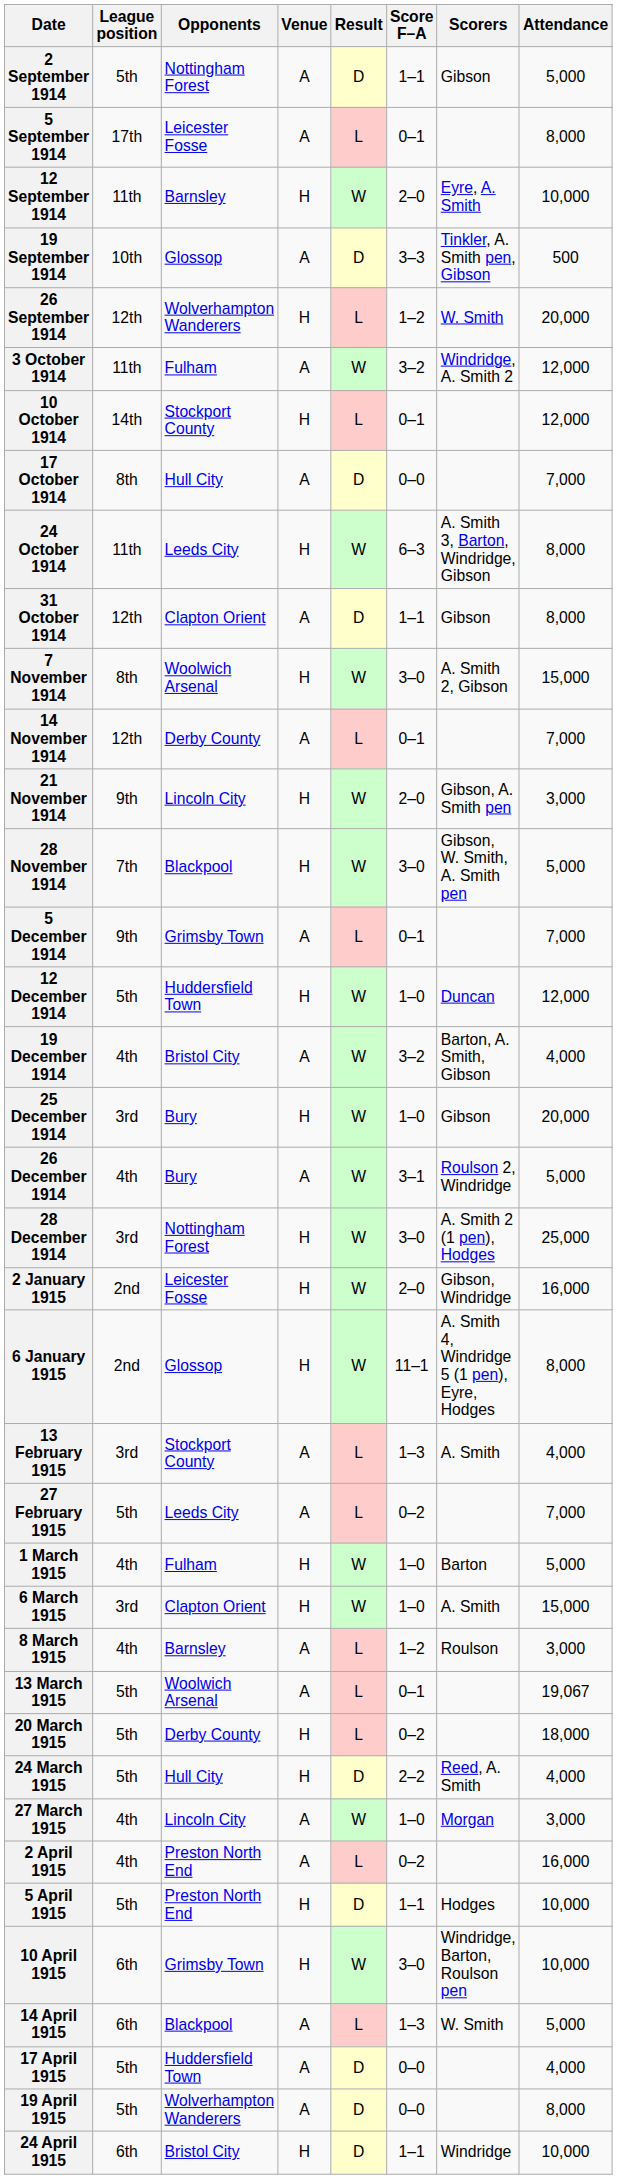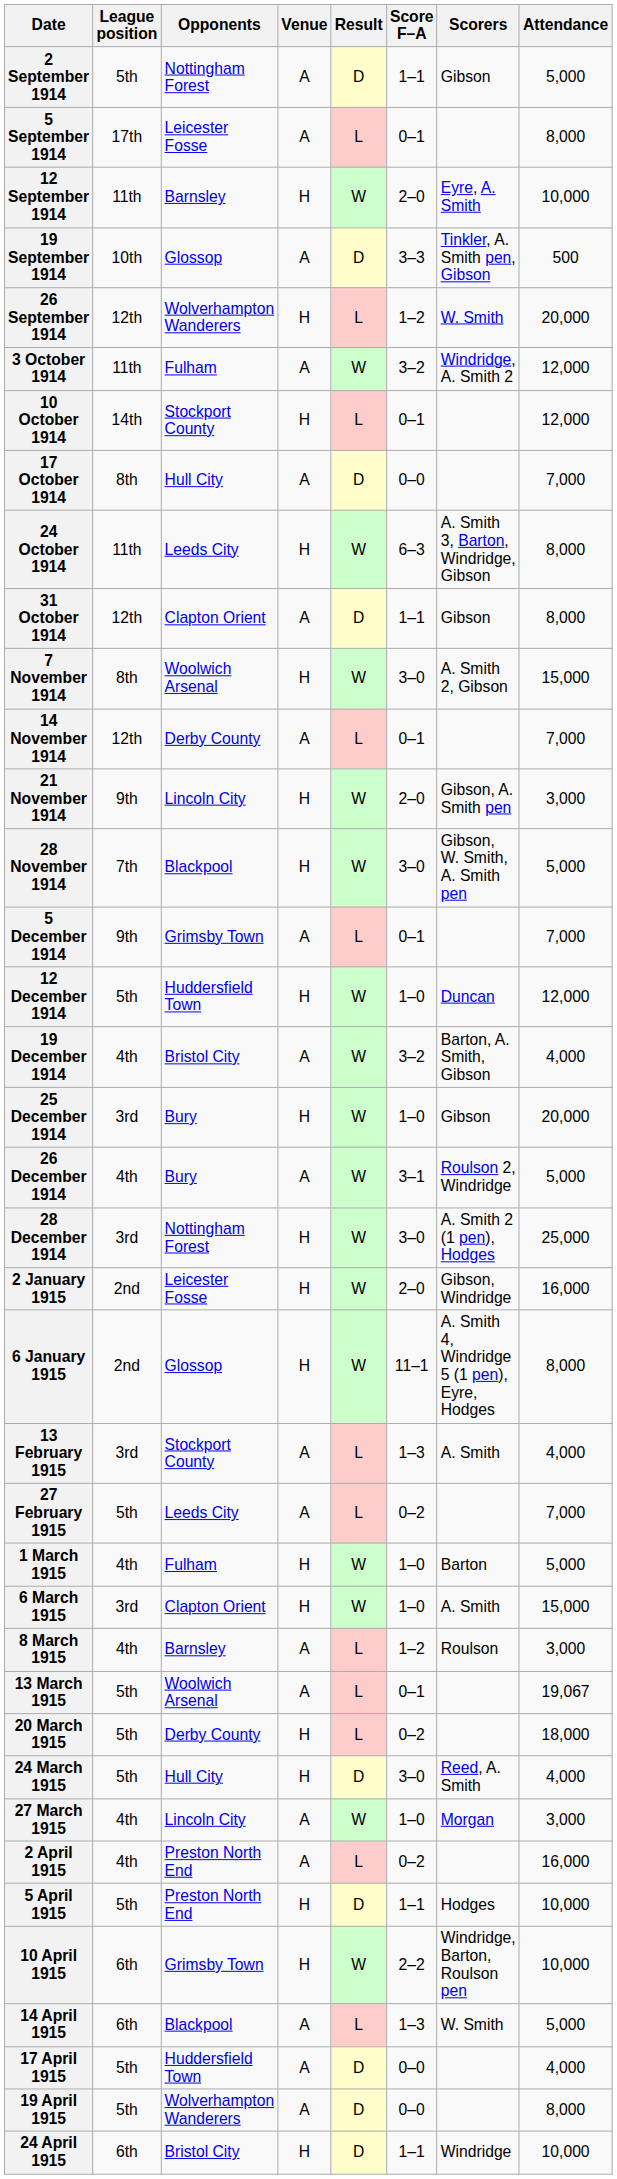(412, 1777) 2–2 -> (412, 1777) 3–0
(412, 1964) 3–0 -> (412, 1964) 2–2
